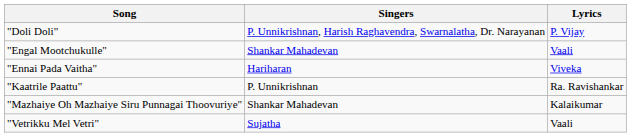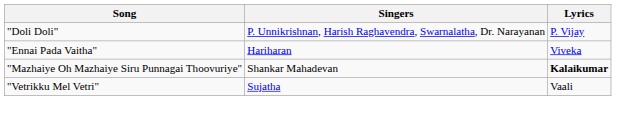- row: (57, 50)
- row: (45, 87)
(576, 105) normal -> (579, 68) bold
